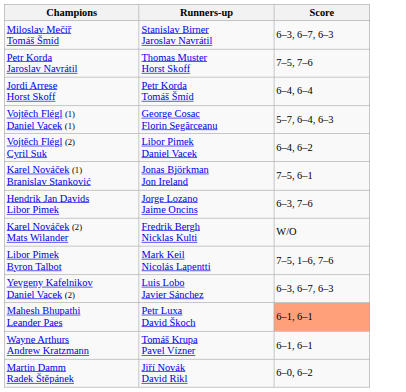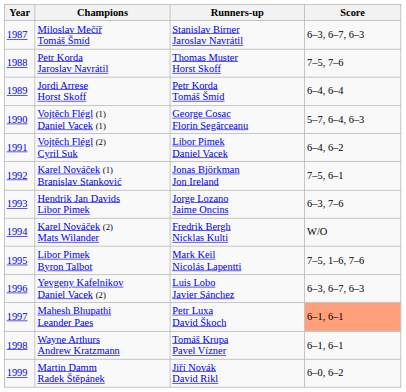+ column: (20, 12)
